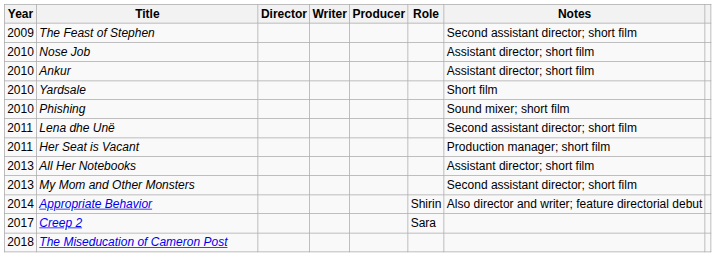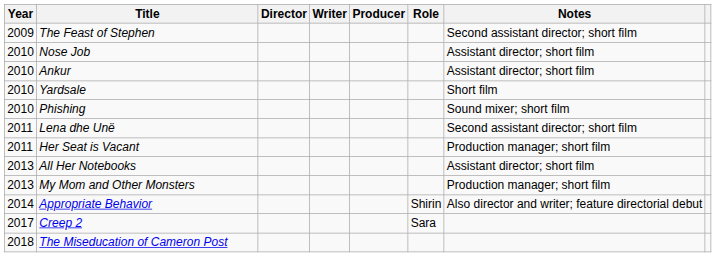(542, 185) Second assistant director; short film -> (529, 185) Production manager; short film
